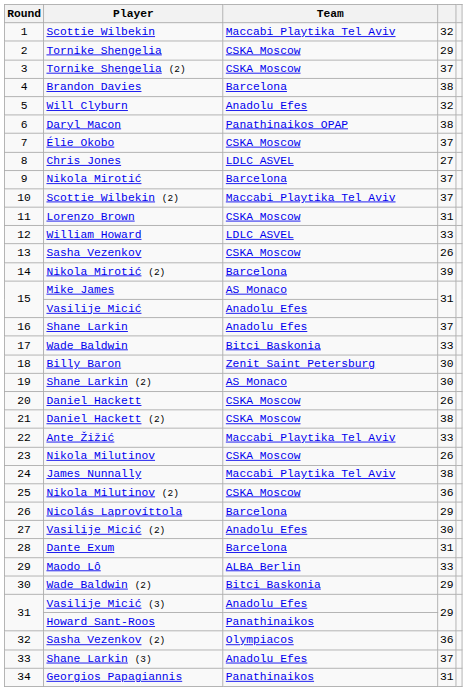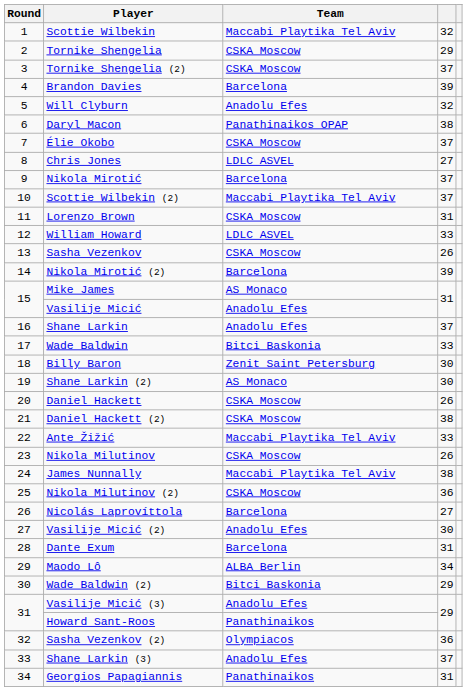(447, 87) 38 -> (447, 87) 39
(447, 511) 29 -> (447, 511) 27
(447, 567) 33 -> (447, 567) 34
